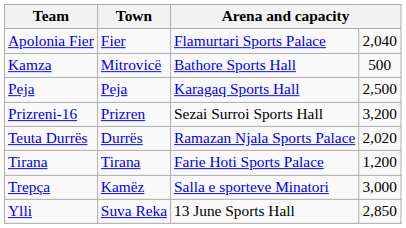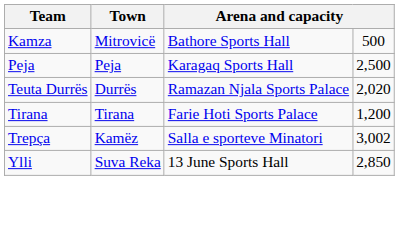- row: (51, 41)
- row: (43, 114)
(380, 187) 3,000 -> (373, 138) 3,002
